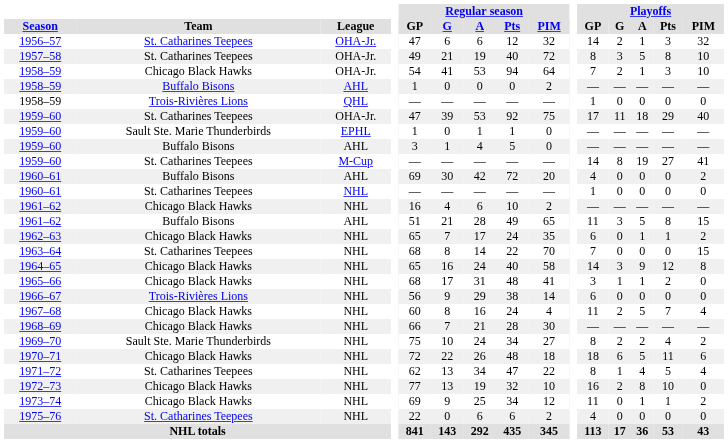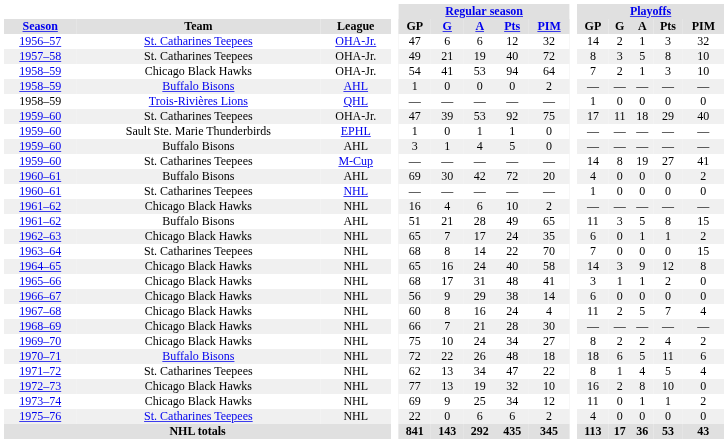(198, 296) Trois-Rivières Lions -> (198, 296) Chicago Black Hawks
(198, 341) Sault Ste. Marie Thunderbirds -> (198, 341) Chicago Black Hawks
(198, 356) Chicago Black Hawks -> (198, 356) Buffalo Bisons
